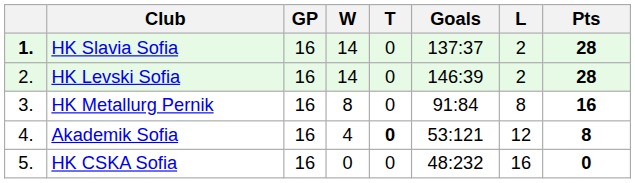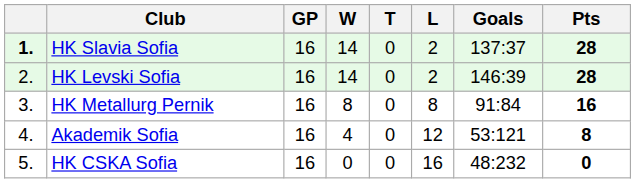columns swapped: (521, 18) <-> (456, 18)
(390, 134) bold -> (390, 134) normal
